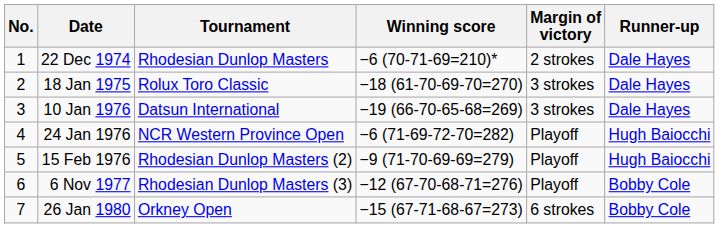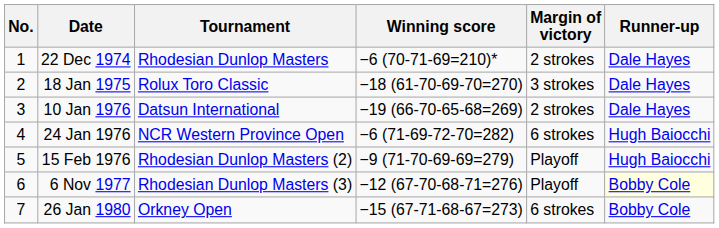(562, 110) 3 strokes -> (562, 110) 2 strokes
(554, 135) Playoff -> (562, 135) 6 strokes
(649, 185) no background -> (649, 185) lightyellow background
